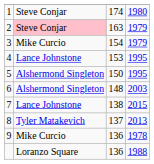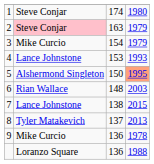(137, 58) 1995 -> (137, 58) 1993
(137, 74) no background -> (137, 74) lightsalmon background
(60, 89) Alshermond Singleton -> (42, 89) Rian Wallace
